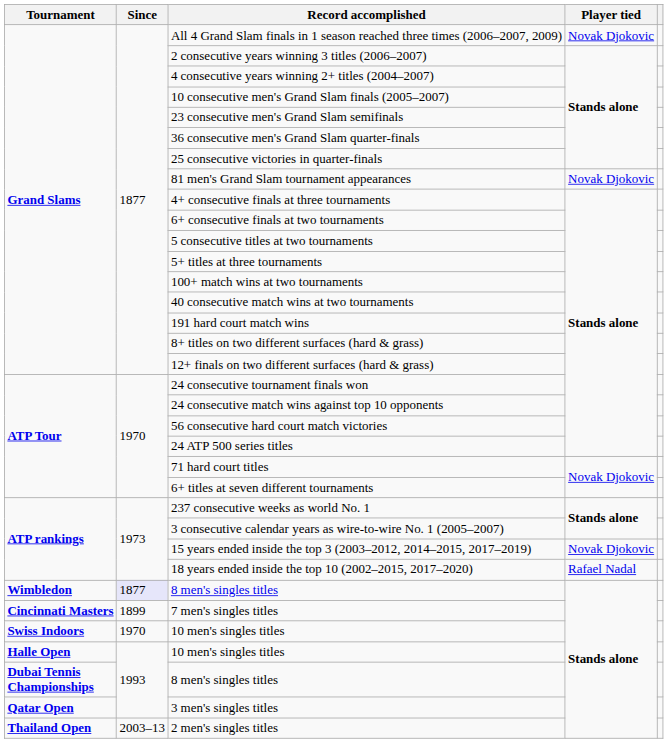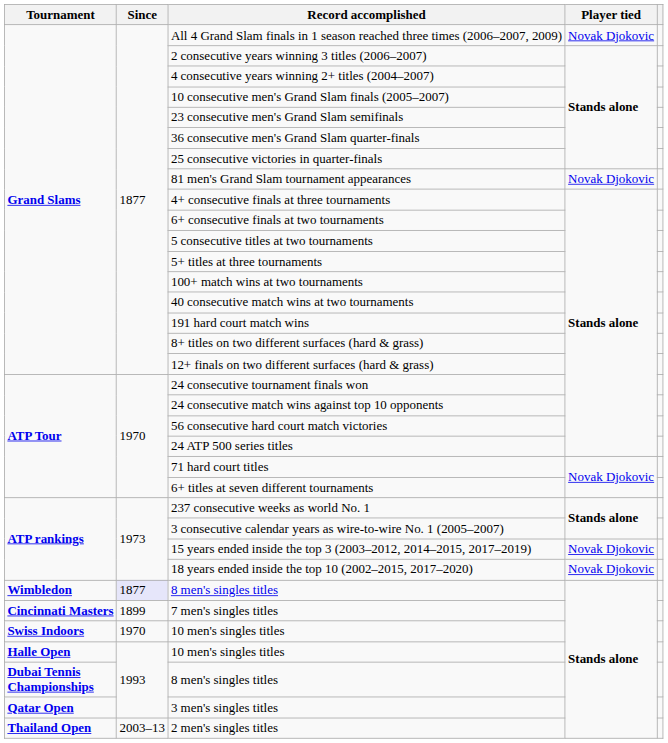(602, 569) Rafael Nadal -> (611, 569) Novak Djokovic
